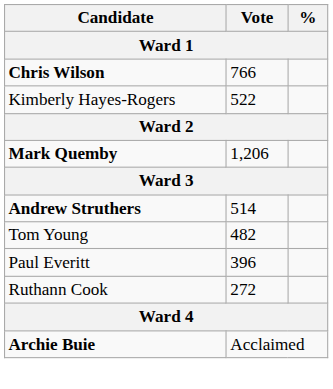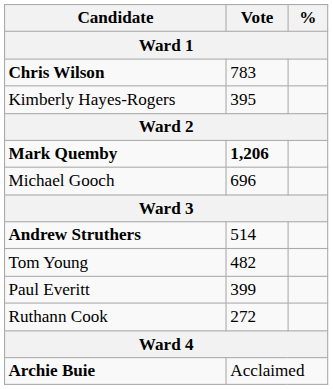(243, 72) 766 -> (243, 72) 783
(243, 99) 522 -> (243, 99) 395
(250, 153) normal -> (250, 153) bold
+ row: (61, 180)
(243, 262) 396 -> (243, 289) 399
